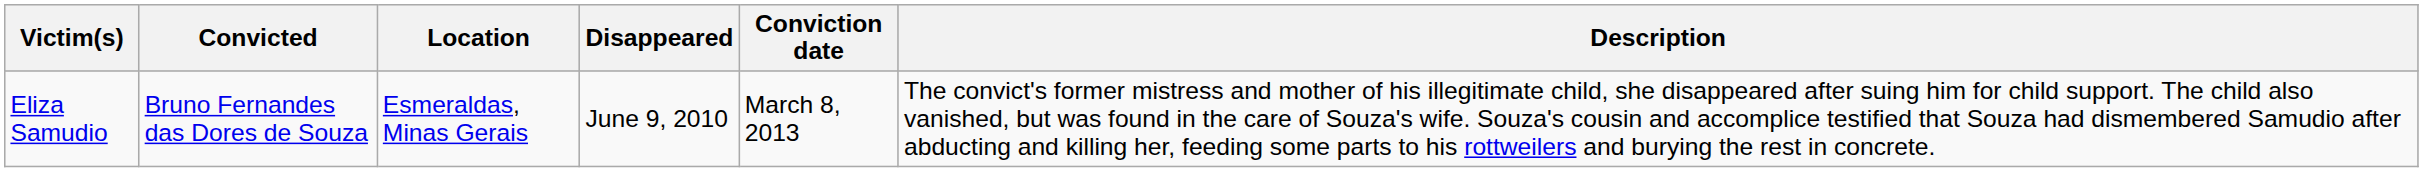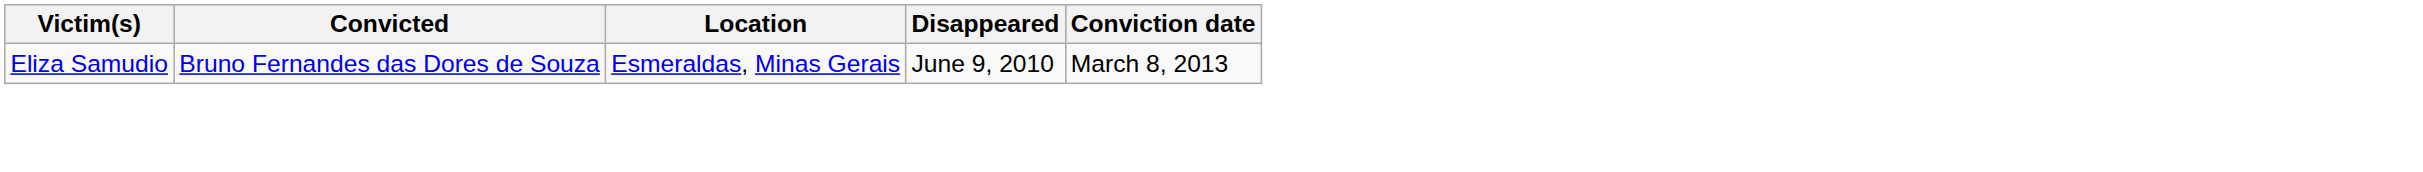- column: (1658, 37)
